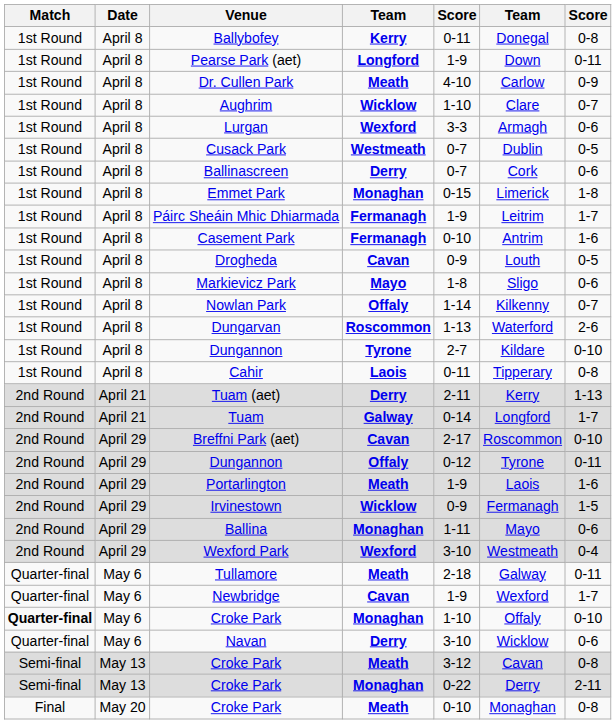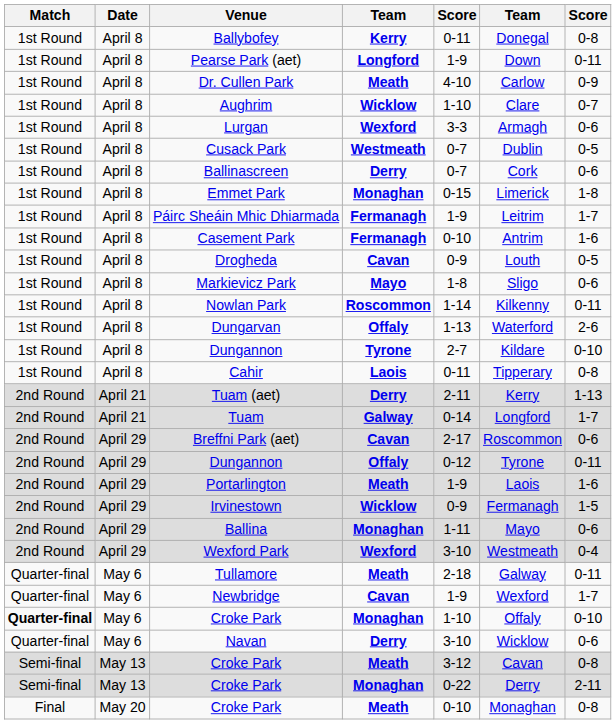(388, 305) Offaly -> (388, 305) Roscommon
(588, 305) 0-7 -> (588, 305) 0-11
(388, 328) Roscommon -> (388, 328) Offaly
(588, 439) 0-10 -> (588, 439) 0-6
